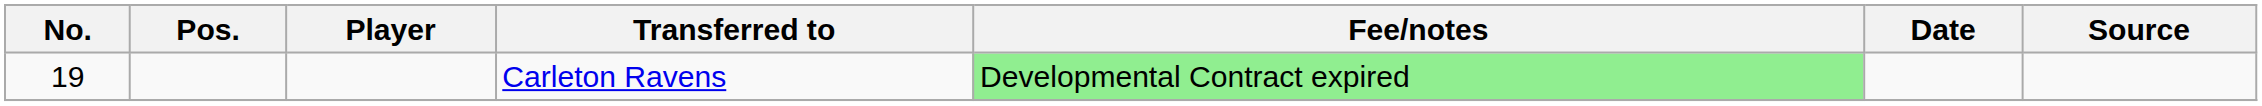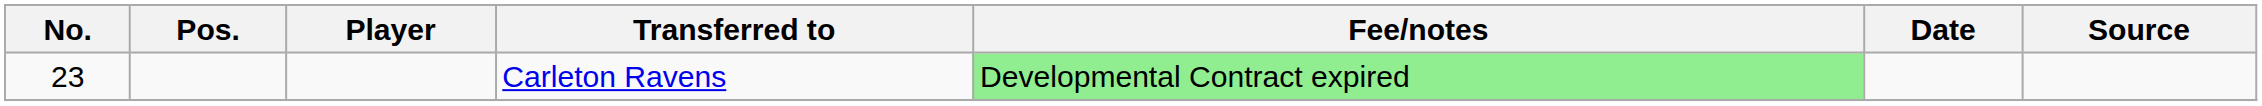(68, 77) 19 -> (68, 77) 23
